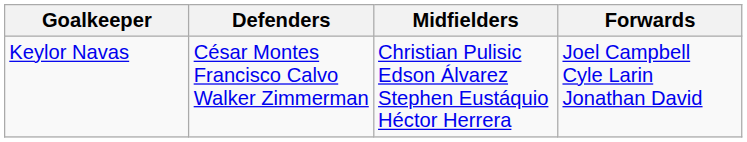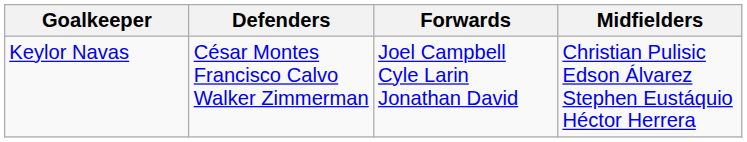columns swapped: (466, 20) <-> (650, 20)
